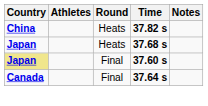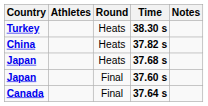+ row: (150, 28)
(21, 61) khaki background -> (21, 77) no background
